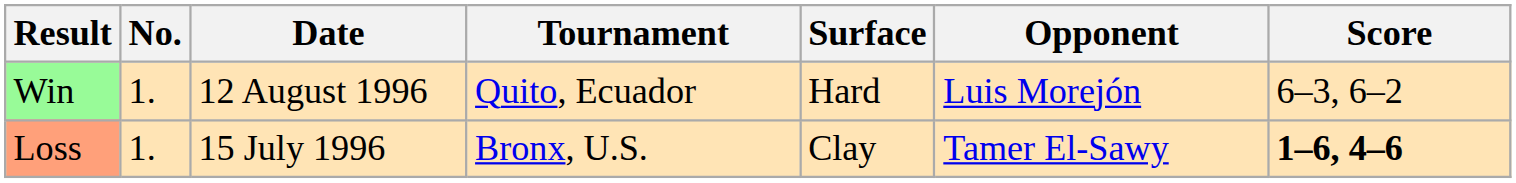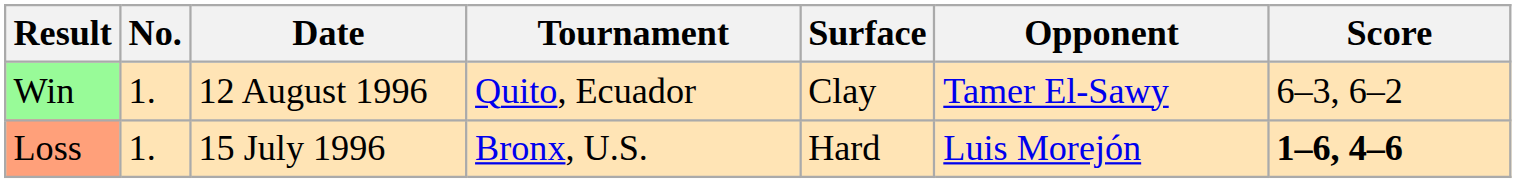(844, 90) Hard -> (842, 90) Clay
(1042, 90) Luis Morejón -> (1056, 90) Tamer El-Sawy
(842, 147) Clay -> (844, 147) Hard
(1056, 147) Tamer El-Sawy -> (1042, 147) Luis Morejón
